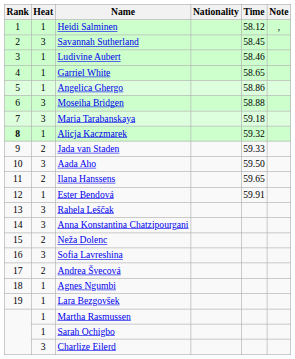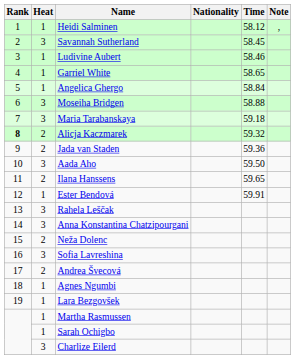(254, 88) 58.86 -> (254, 88) 58.84
(43, 133) 1 -> (43, 133) 2
(254, 149) 59.33 -> (254, 149) 59.36
